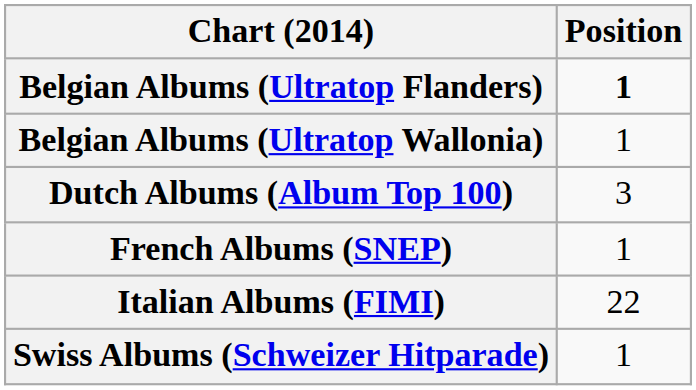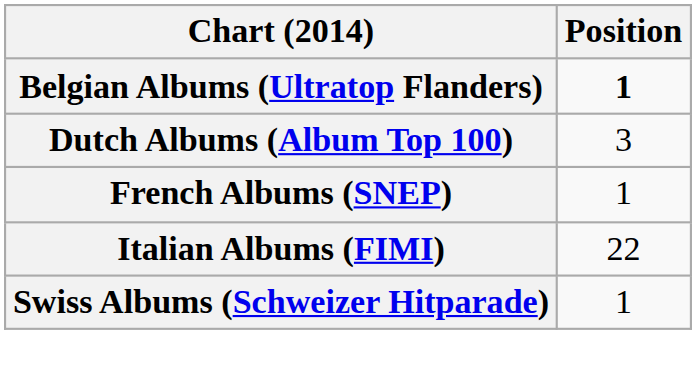- row: (281, 139)
